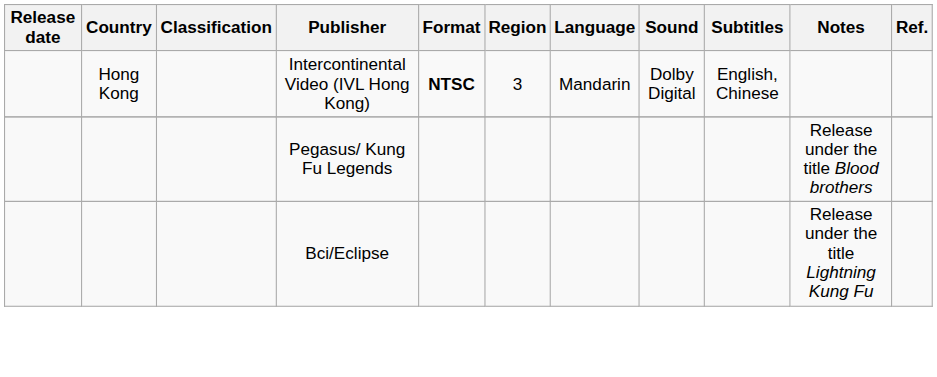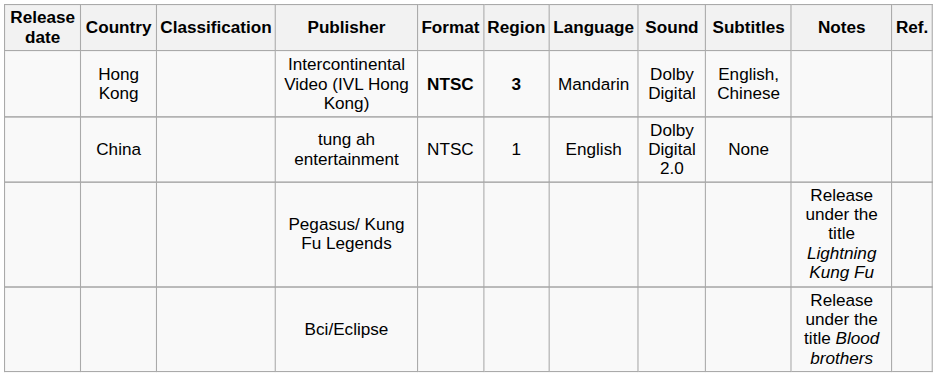(517, 83) normal -> (516, 83) bold
+ row: (346, 149)
(841, 159) Release under the title Blood brothers -> (842, 234) Release under the title Lightning Kung Fu
(841, 253) Release under the title Lightning Kung Fu -> (842, 328) Release under the title Blood brothers
